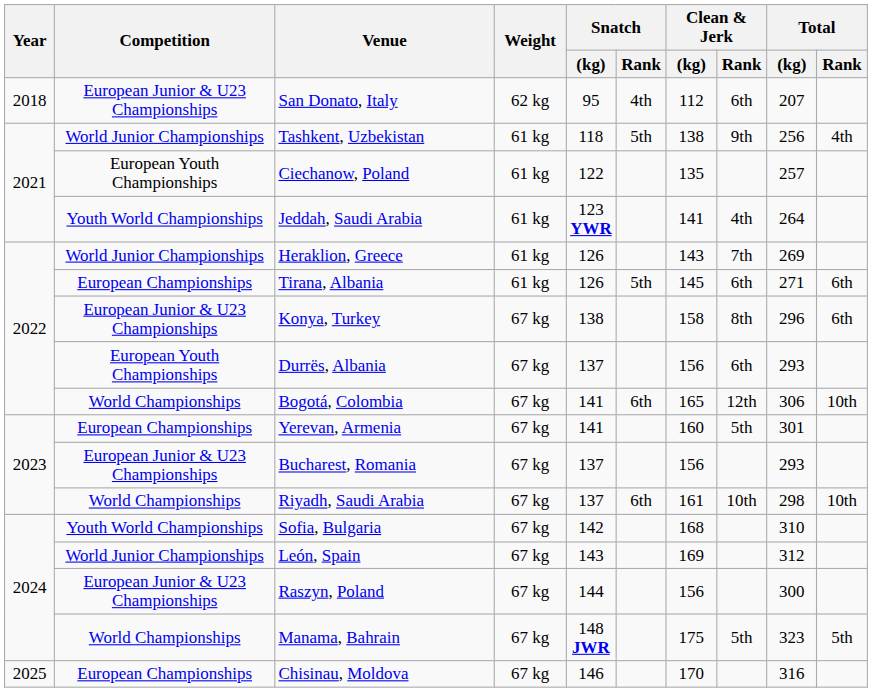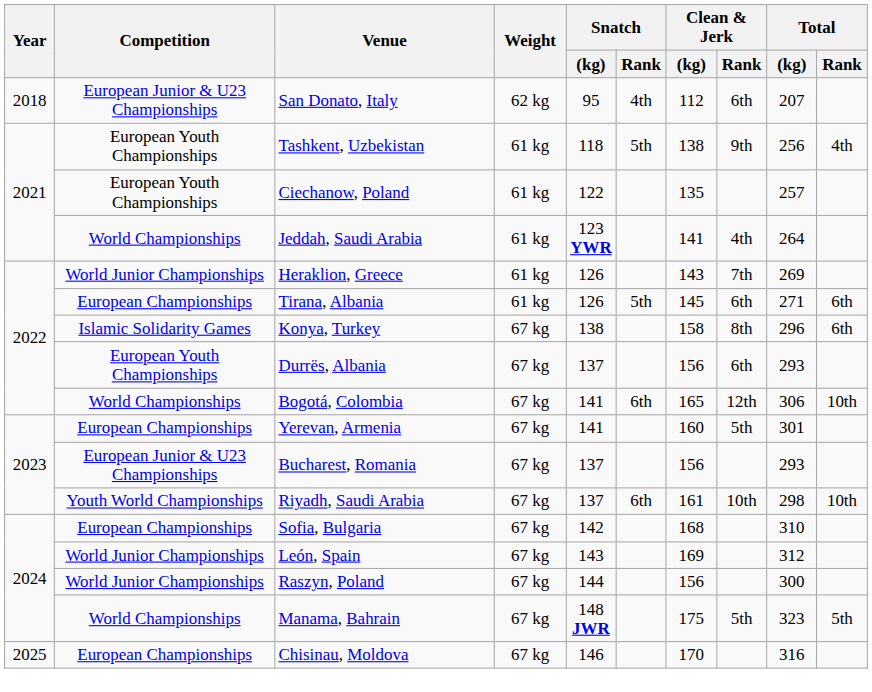(165, 136) World Junior Championships -> (165, 146) European Youth Championships
(165, 219) Youth World Championships -> (165, 238) World Championships
(165, 318) European Junior & U23 Championships -> (165, 328) Islamic Solidarity Games
(165, 501) World Championships -> (165, 501) Youth World Championships
(165, 528) Youth World Championships -> (165, 528) European Championships
(165, 591) European Junior & U23 Championships -> (165, 581) World Junior Championships
